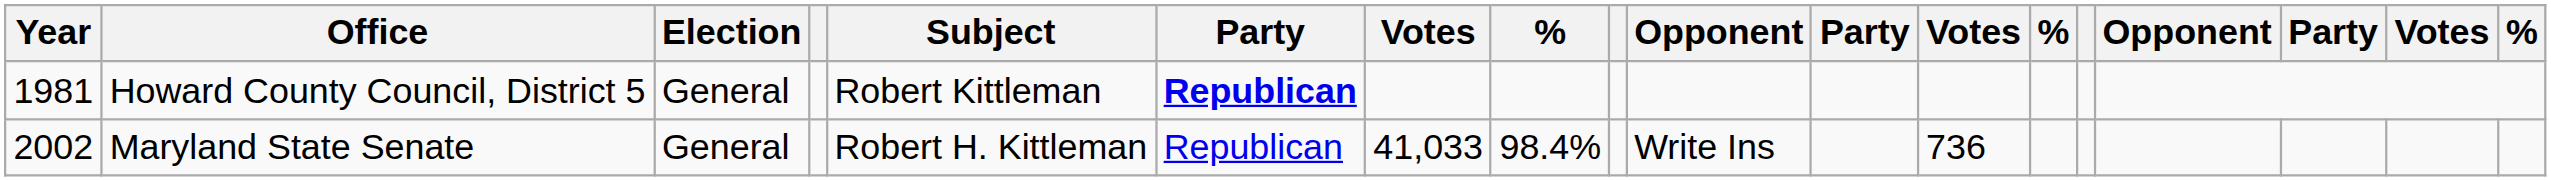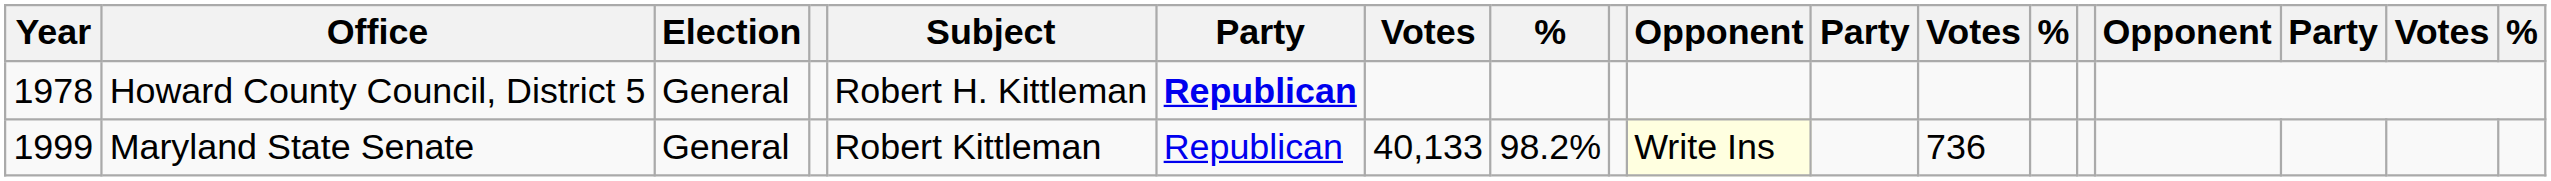(53, 89) 1981 -> (53, 89) 1978
(968, 89) Robert Kittleman -> (991, 89) Robert H. Kittleman
(53, 146) 2002 -> (53, 146) 1999
(991, 146) Robert H. Kittleman -> (968, 146) Robert Kittleman
(1428, 146) 41,033 -> (1428, 146) 40,133
(1550, 146) 98.4% -> (1550, 146) 98.2%
(1705, 146) no background -> (1705, 146) lightyellow background
